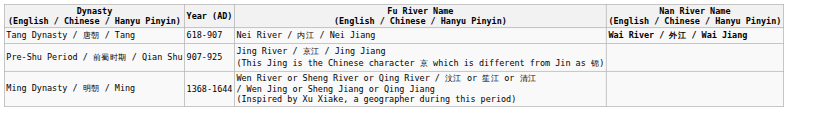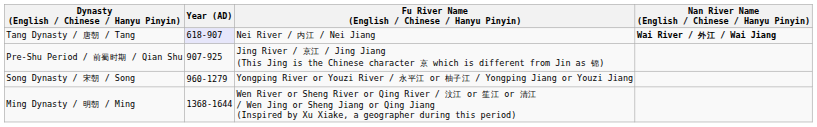(204, 36) no background -> (204, 36) lavender background
+ row: (71, 79)
